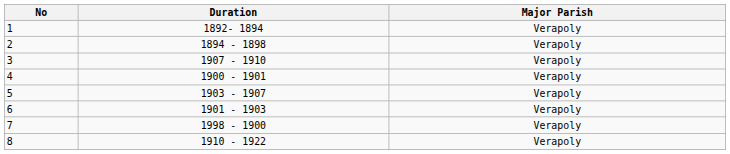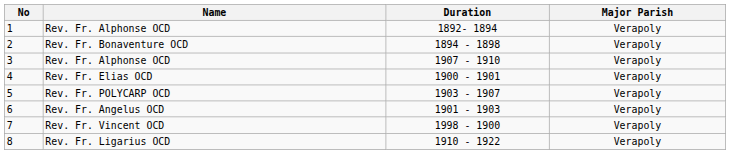+ column: (214, 12)
